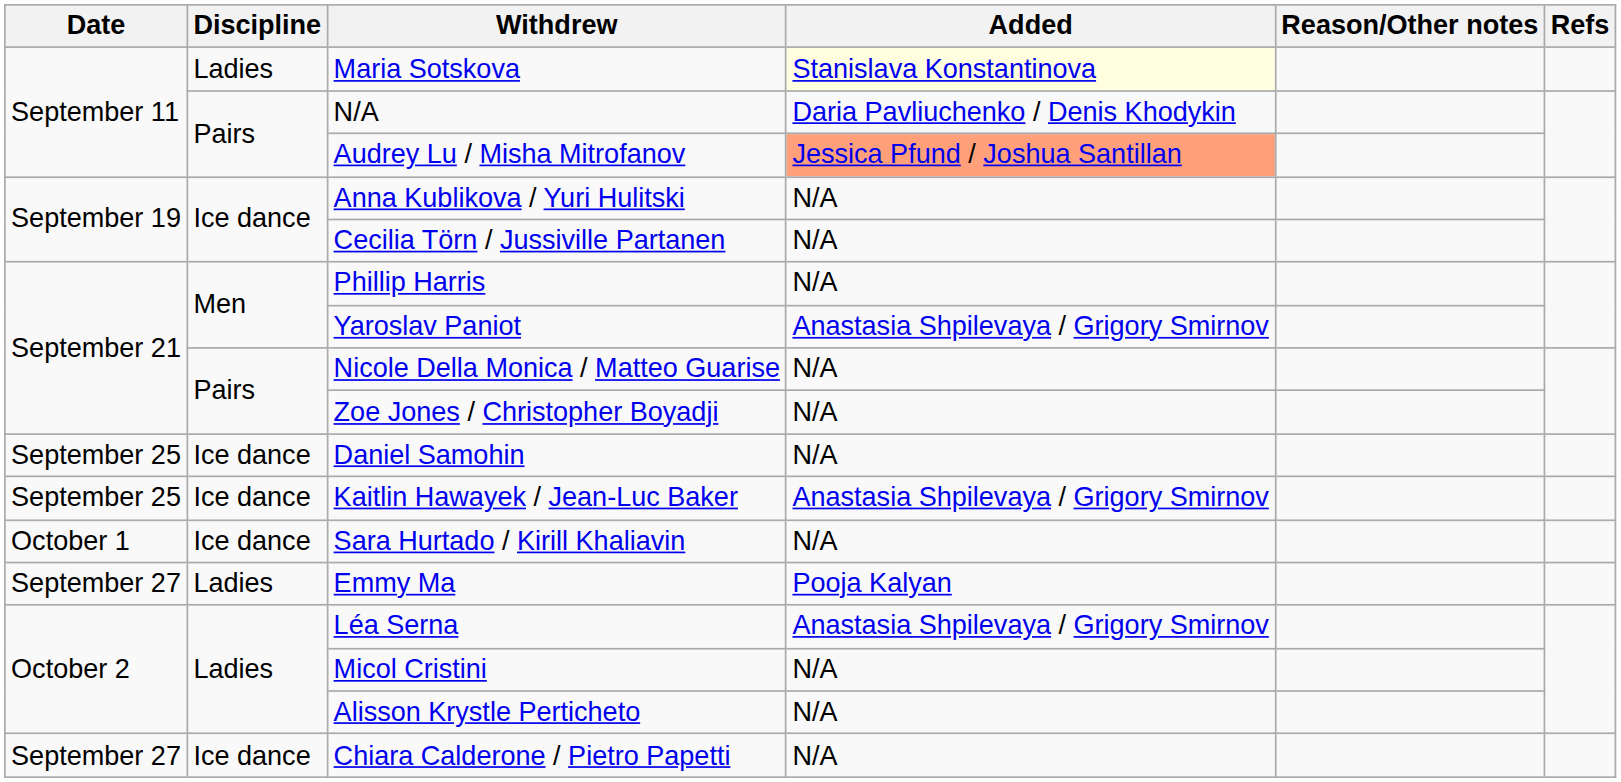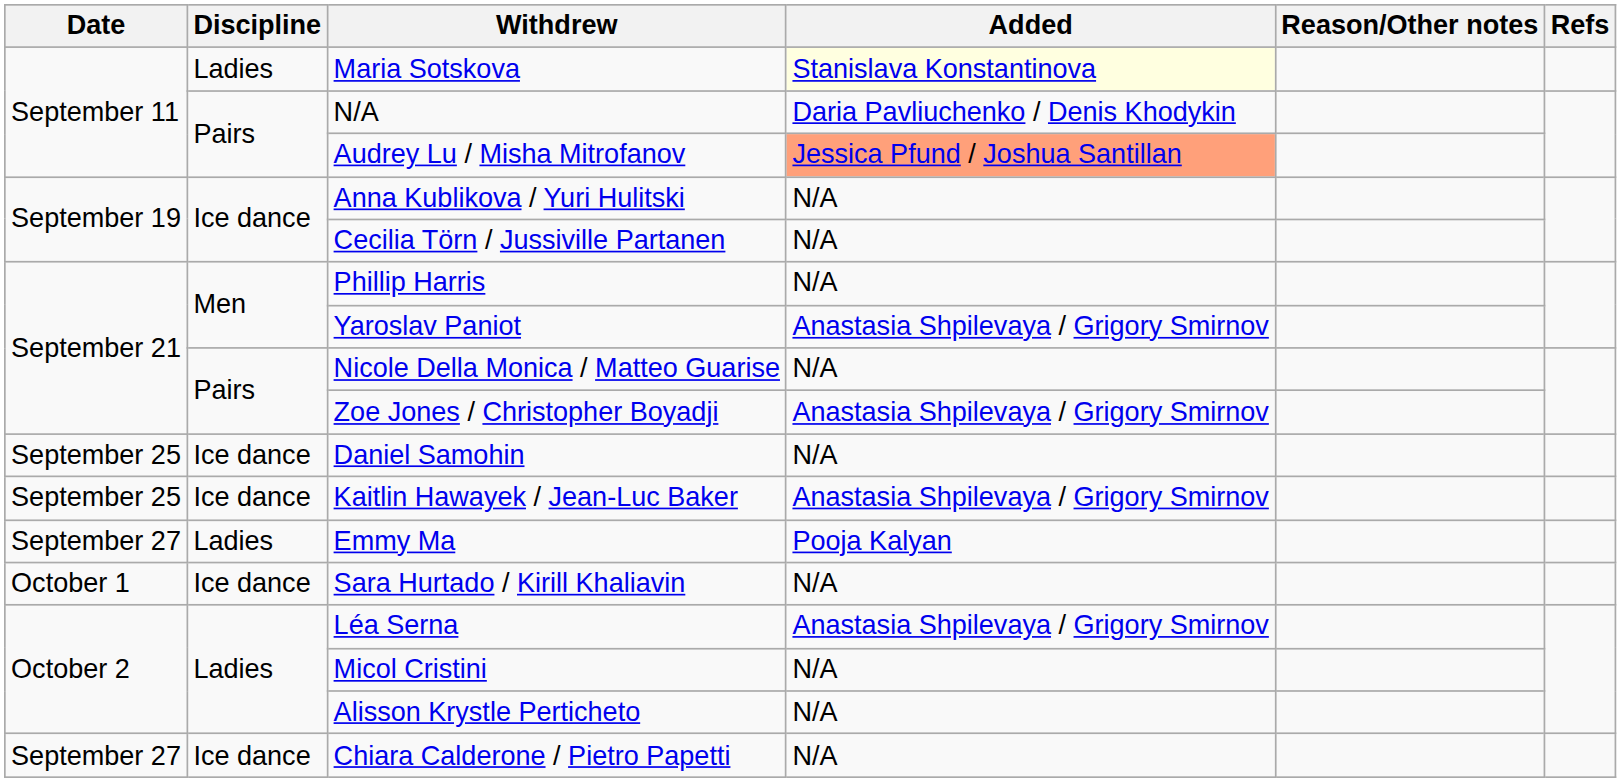(815, 411) N/A -> (1031, 411) Anastasia Shpilevaya / Grigory Smirnov
rows swapped: (394, 583) <-> (509, 540)
